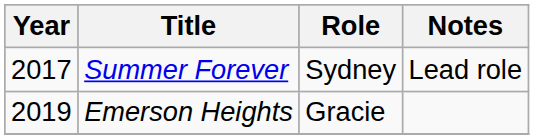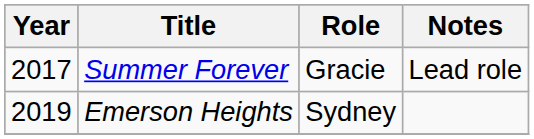(351, 69) Sydney -> (345, 69) Gracie
(345, 112) Gracie -> (351, 112) Sydney
